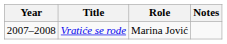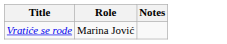- column: (31, 13)
